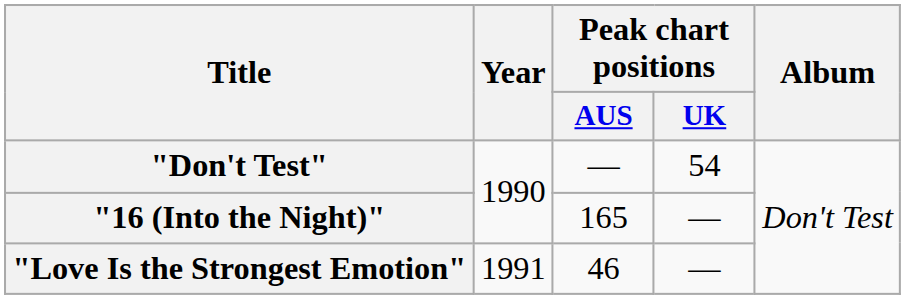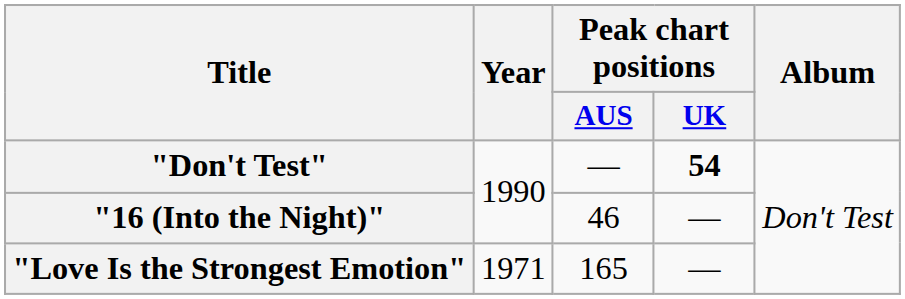(704, 165) normal -> (704, 165) bold
(604, 216) 165 -> (604, 216) 46
(513, 268) 1991 -> (513, 268) 1971
(604, 268) 46 -> (604, 268) 165
